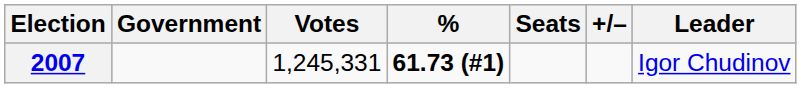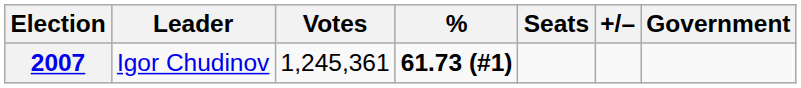columns swapped: (714, 23) <-> (189, 23)
(327, 62) 1,245,331 -> (335, 62) 1,245,361
